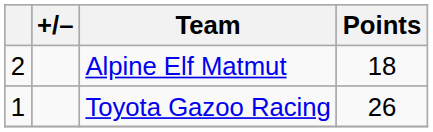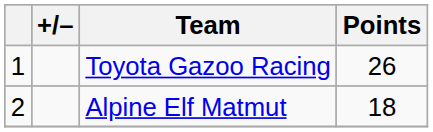rows swapped: (208, 107) <-> (186, 66)
